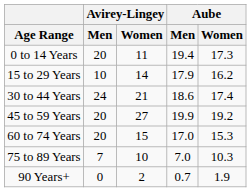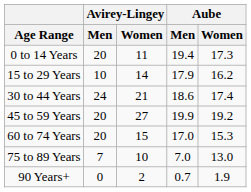(222, 156) 10.3 -> (222, 156) 13.0
